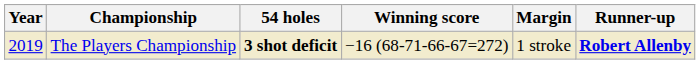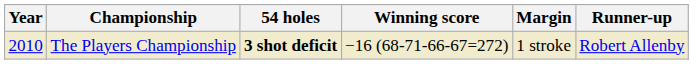(26, 45) 2019 -> (26, 45) 2010
(635, 45) bold -> (632, 45) normal
